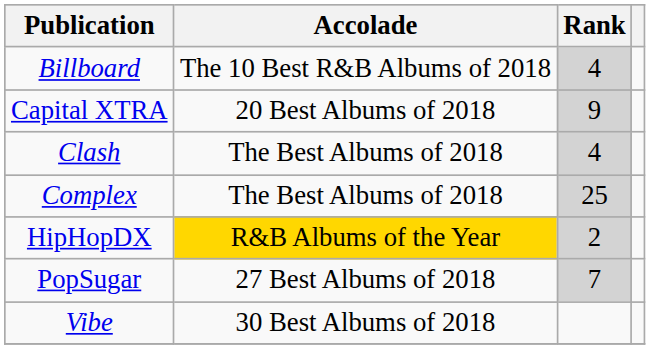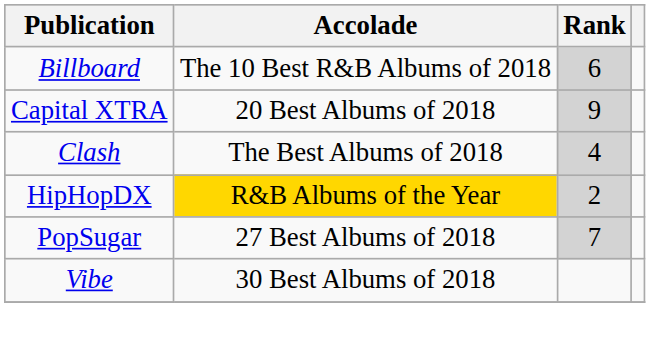(595, 68) 4 -> (595, 68) 6
- row: (89, 195)
